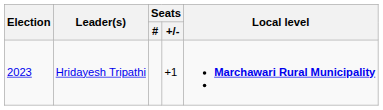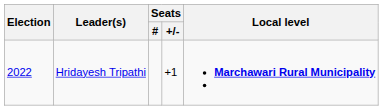(19, 72) 2023 -> (19, 72) 2022
